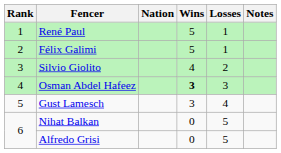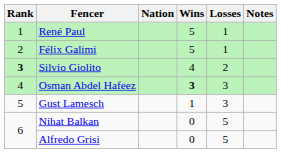(20, 67) normal -> (20, 67) bold
(192, 103) 3 -> (192, 103) 1
(225, 103) 4 -> (225, 103) 3
